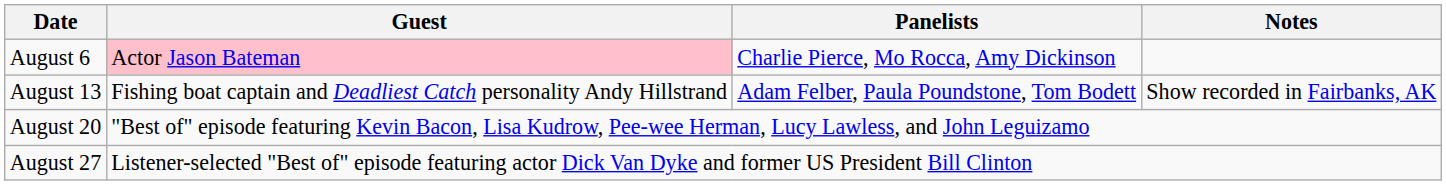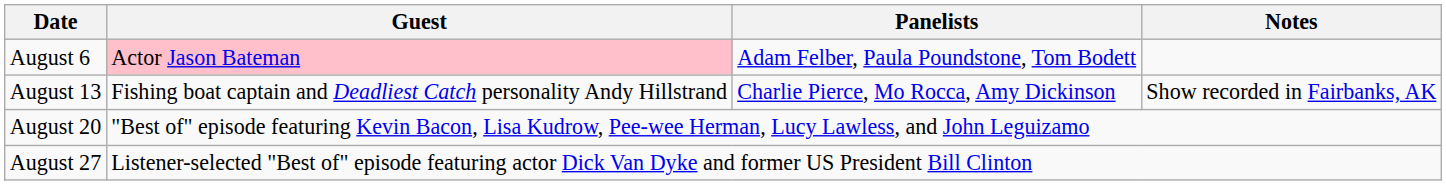(926, 57) Charlie Pierce, Mo Rocca, Amy Dickinson -> (937, 57) Adam Felber, Paula Poundstone, Tom Bodett
(937, 92) Adam Felber, Paula Poundstone, Tom Bodett -> (926, 92) Charlie Pierce, Mo Rocca, Amy Dickinson
